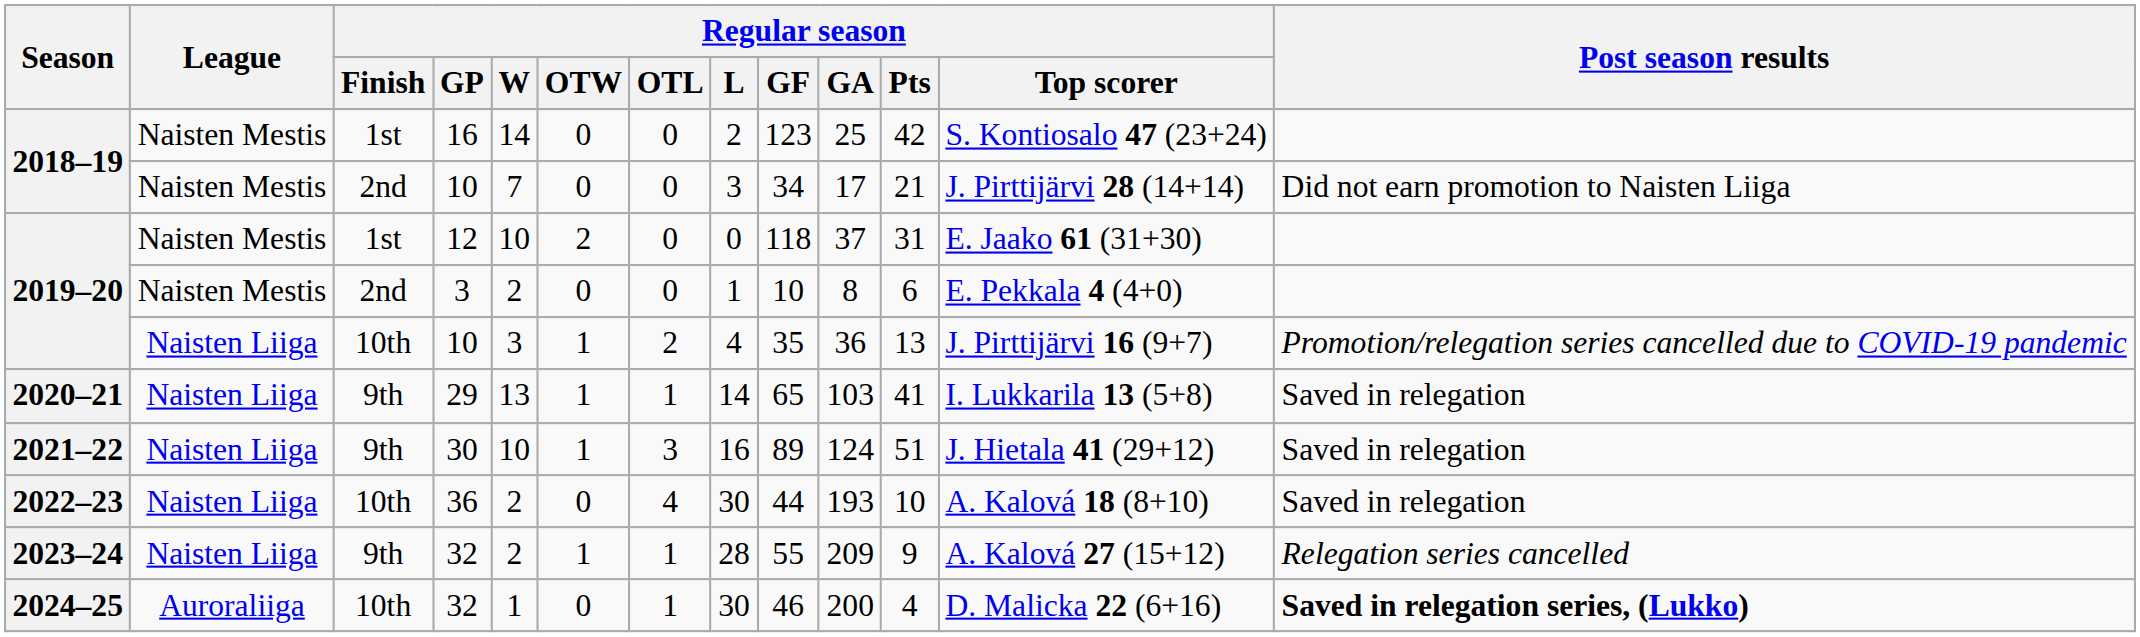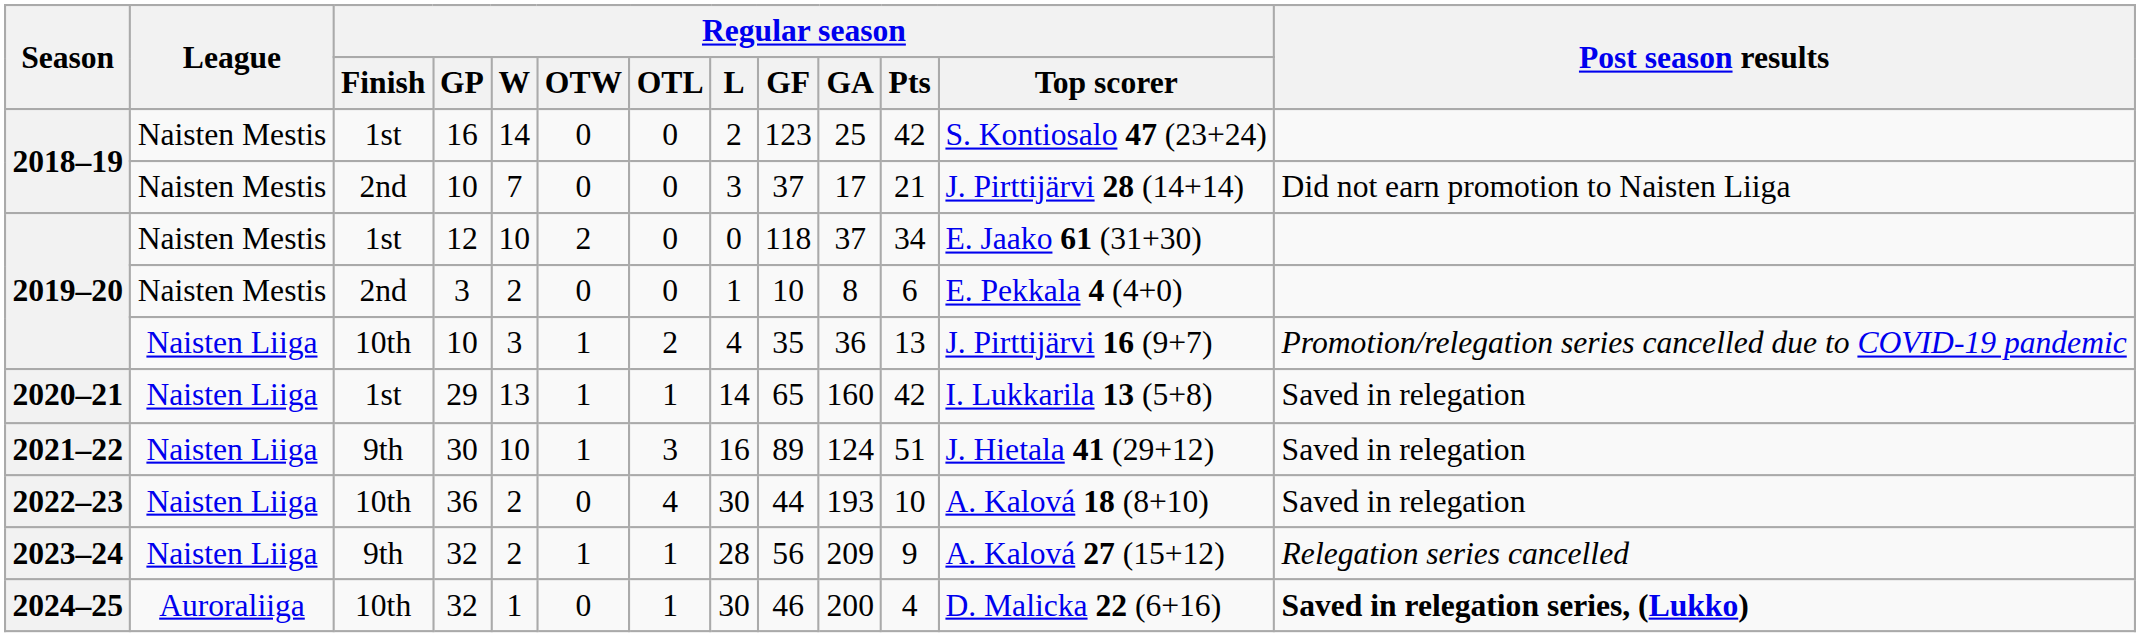(788, 187) 34 -> (788, 187) 37
(910, 239) 31 -> (910, 239) 34
(383, 395) 9th -> (383, 395) 1st
(850, 395) 103 -> (850, 395) 160
(910, 395) 41 -> (910, 395) 42
(788, 552) 55 -> (788, 552) 56
